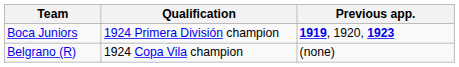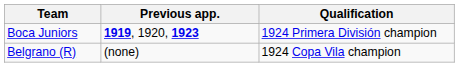columns swapped: (199, 14) <-> (376, 14)
